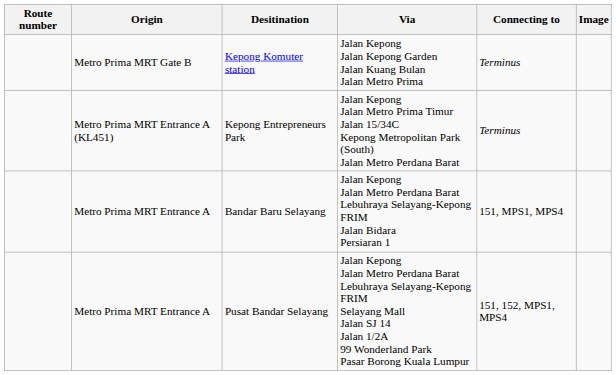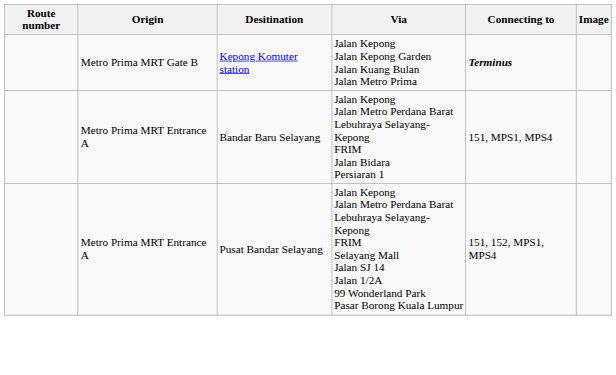(500, 62) normal -> (490, 62) bold
- row: (275, 130)
